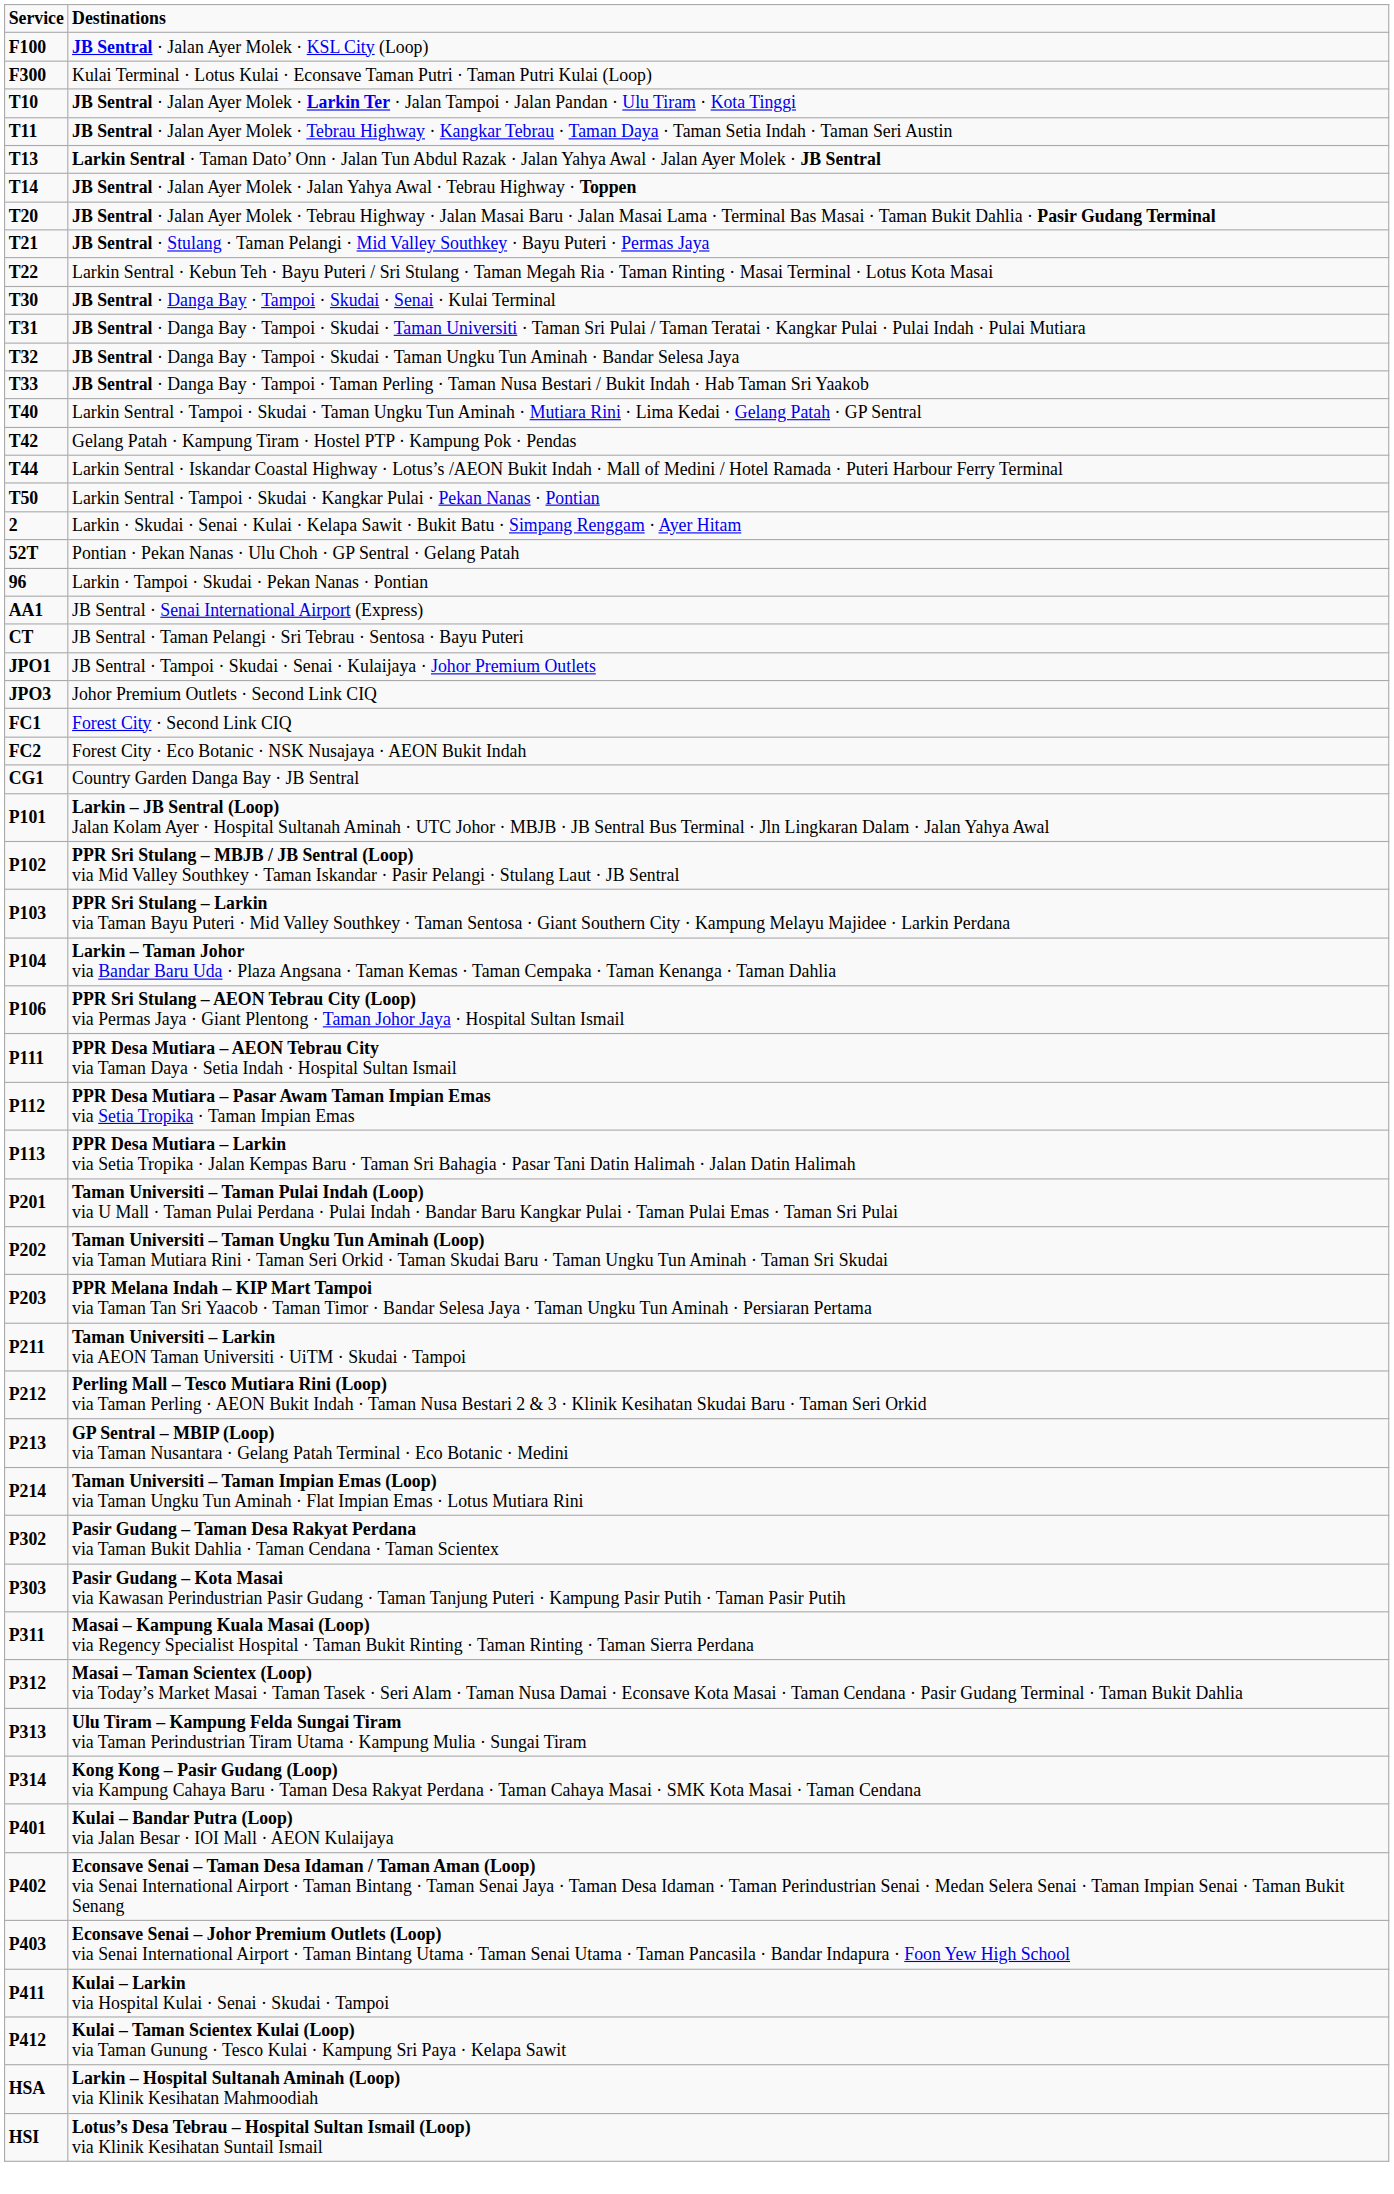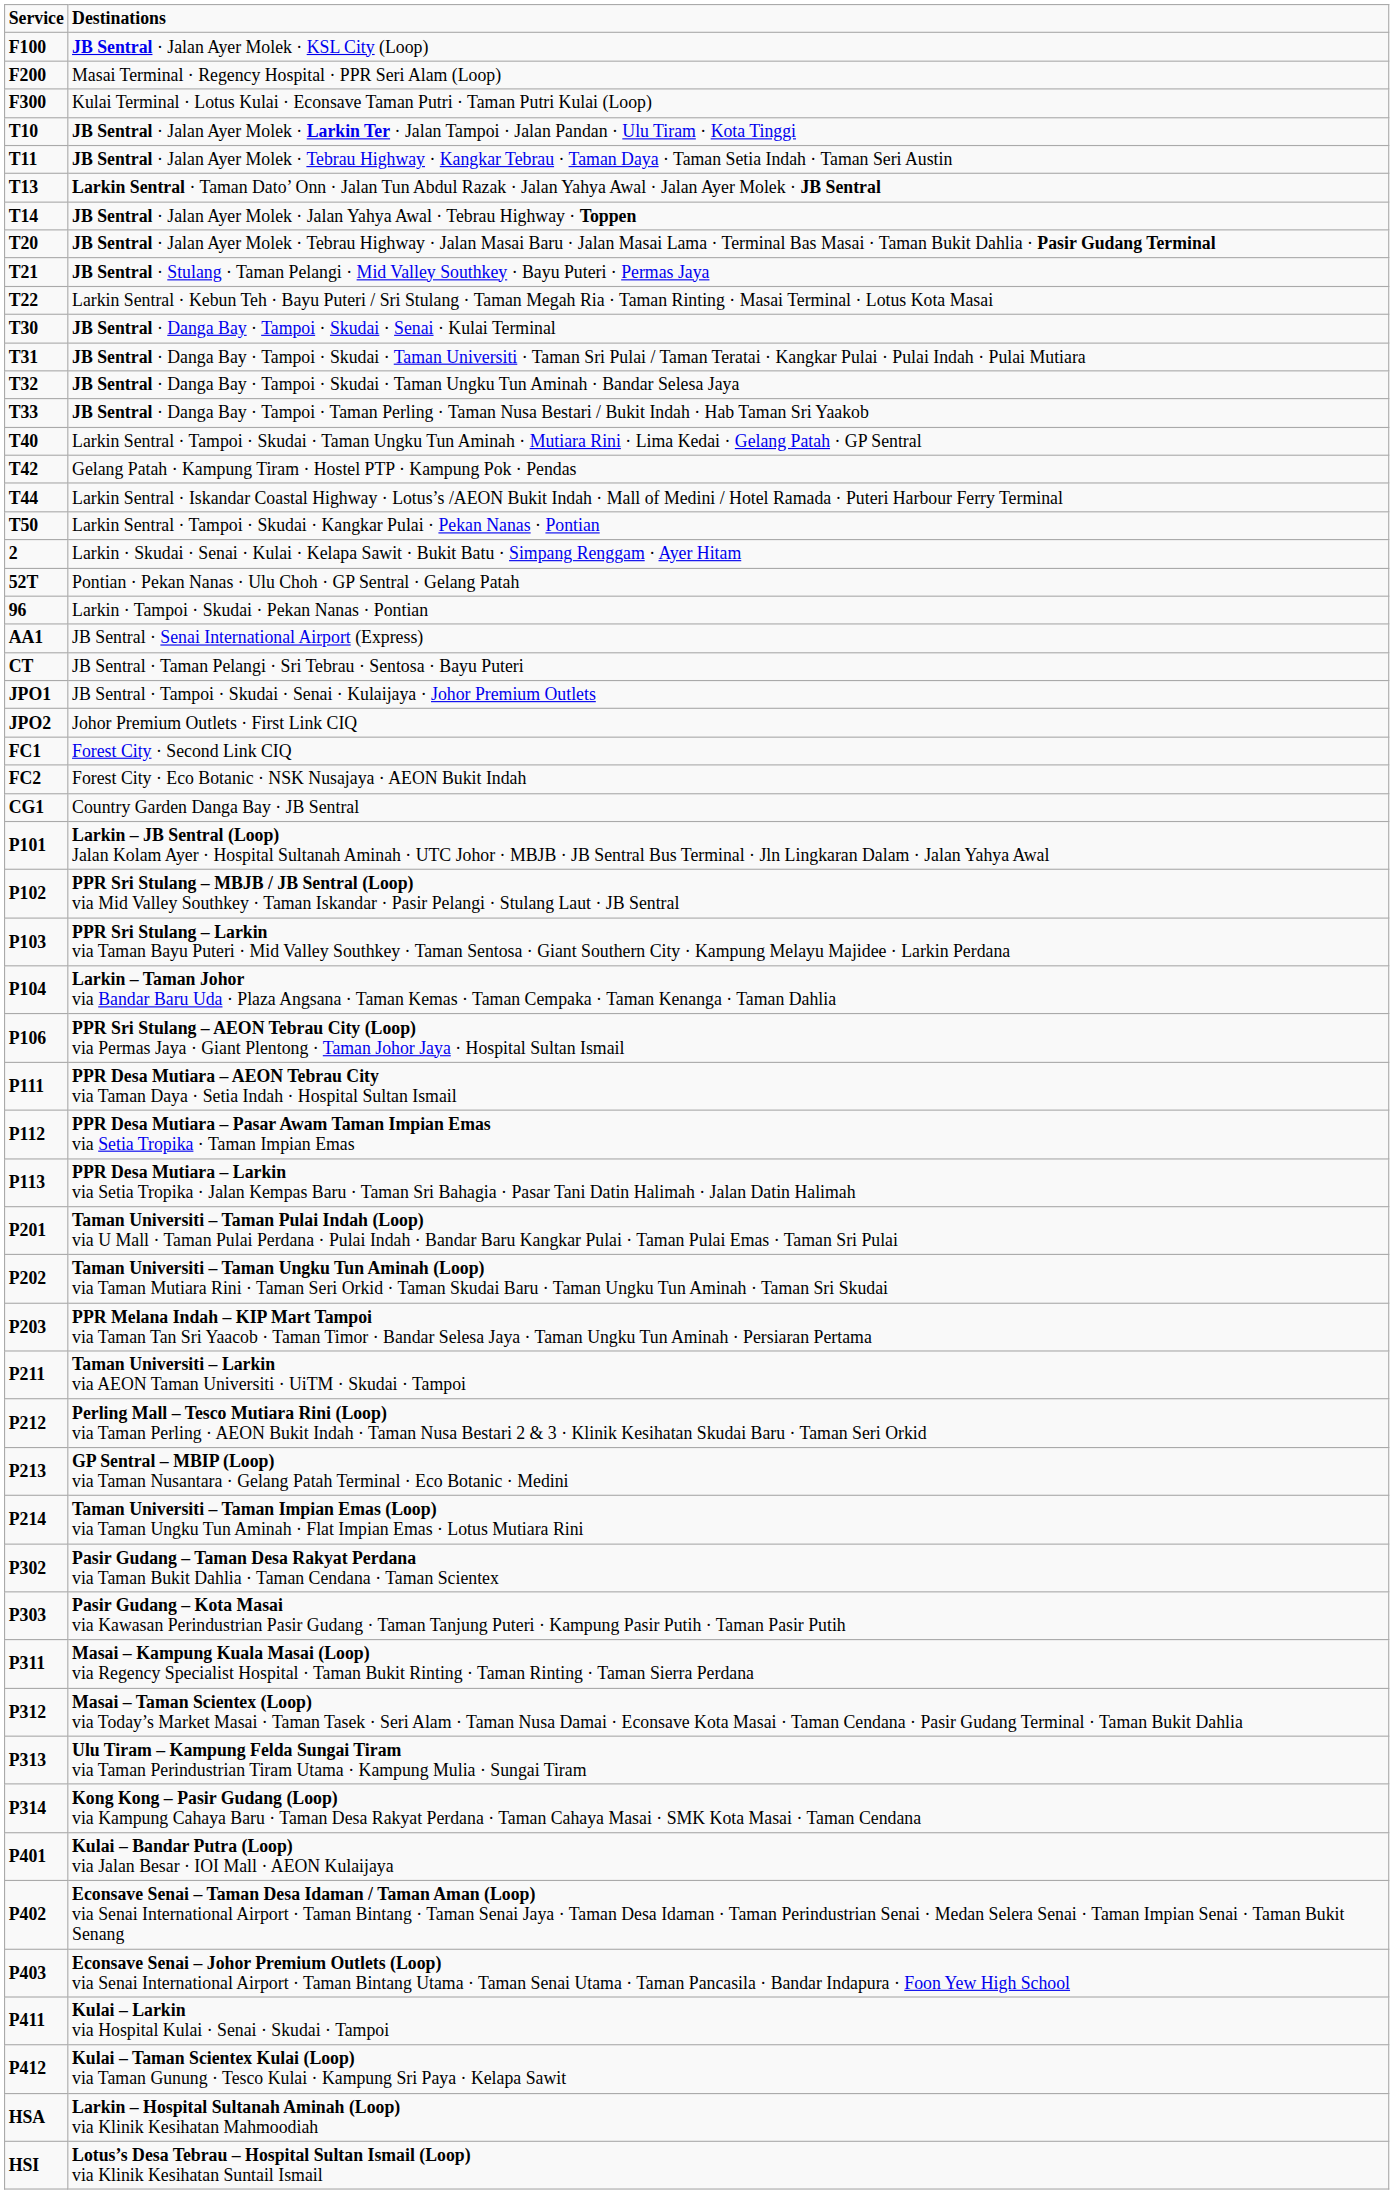+ row: (287, 74)
+ row: (215, 722)
- row: (224, 694)
